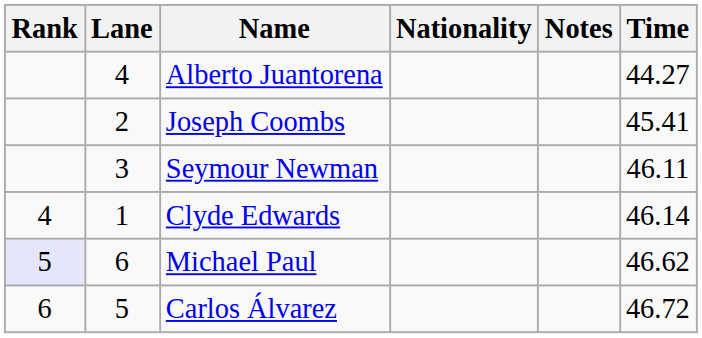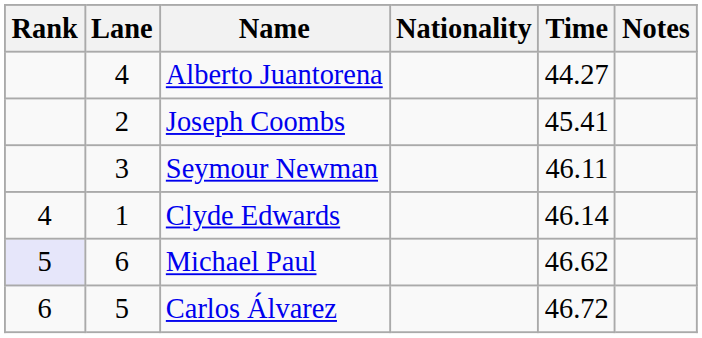columns swapped: (658, 28) <-> (579, 28)
